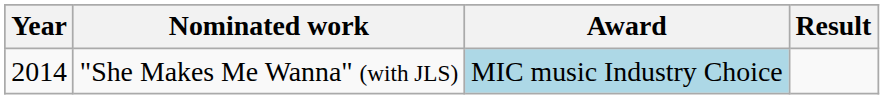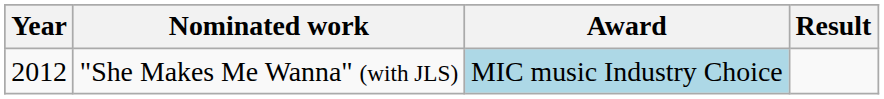(39, 70) 2014 -> (39, 70) 2012
